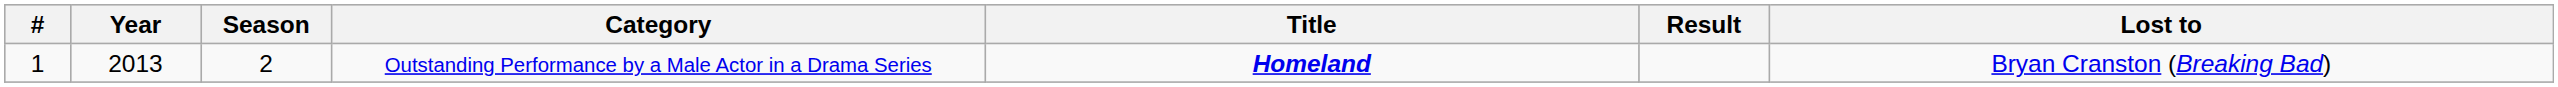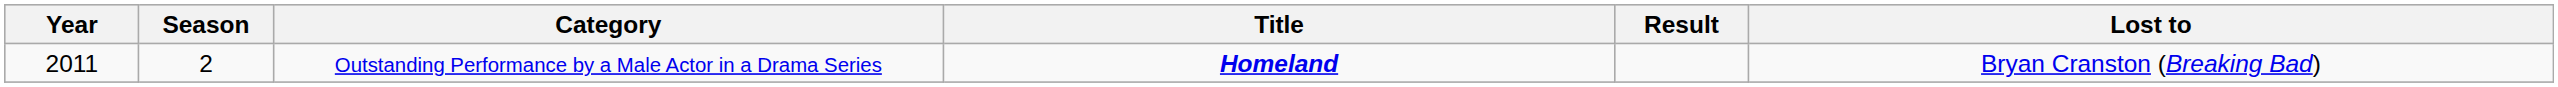- column: (37, 24)
(135, 63) 2013 -> (72, 63) 2011
